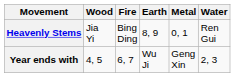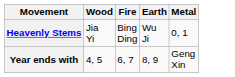- column: (214, 12)
(150, 33) 8, 9 -> (149, 33) Wu Ji
(149, 59) Wu Ji -> (150, 59) 8, 9
